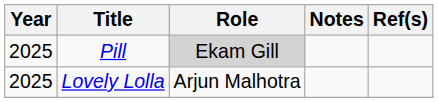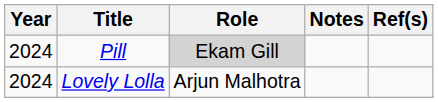(31, 50) 2025 -> (31, 50) 2024
(31, 81) 2025 -> (31, 81) 2024
